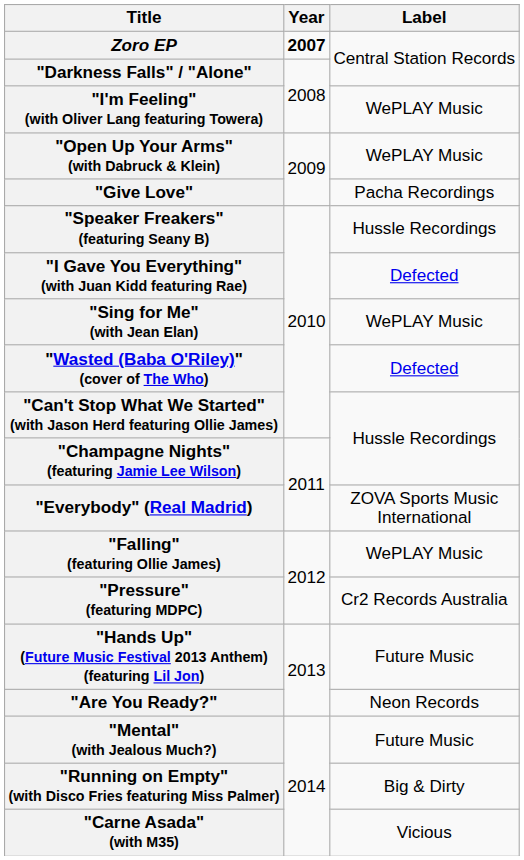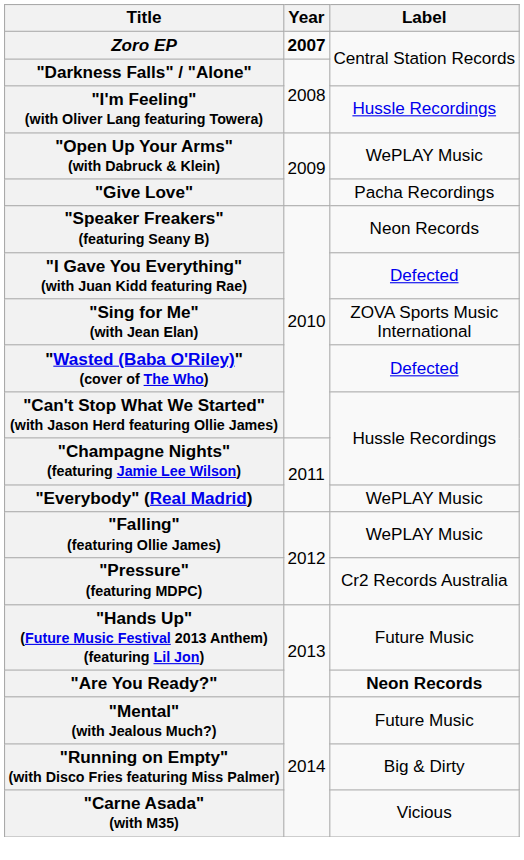(424, 109) WePLAY Music -> (424, 109) Hussle Recordings
(424, 229) Hussle Recordings -> (424, 229) Neon Records
(424, 321) WePLAY Music -> (424, 321) ZOVA Sports Music International
(424, 507) ZOVA Sports Music International -> (424, 497) WePLAY Music
(424, 702) normal -> (424, 683) bold
